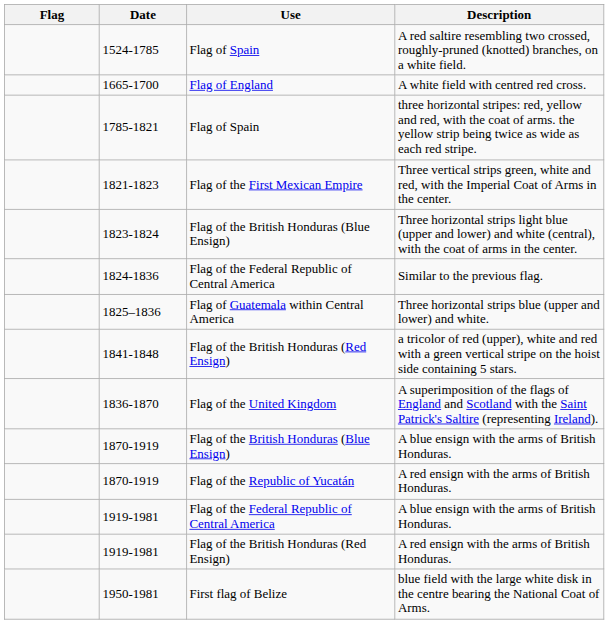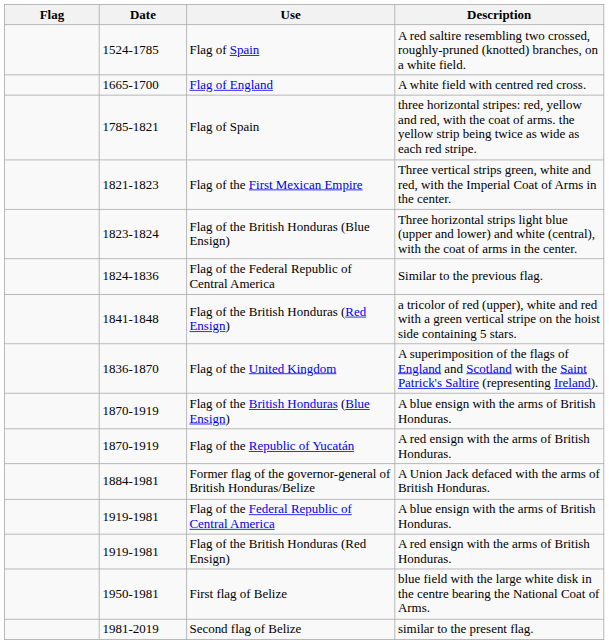- row: (132, 311)
+ row: (131, 481)
+ row: (131, 629)
